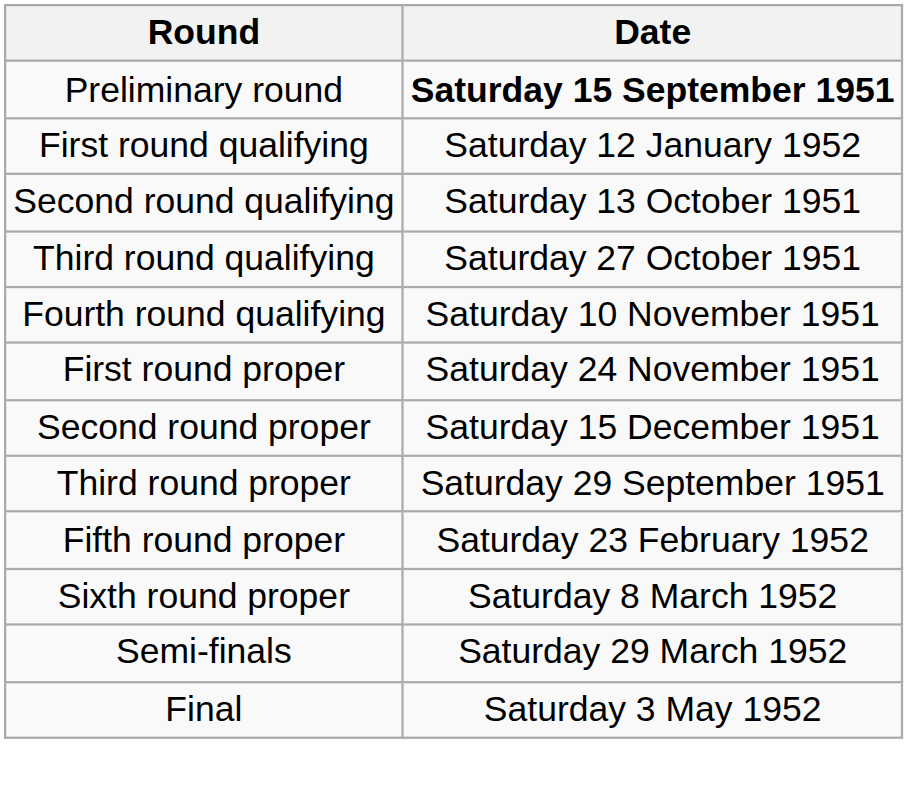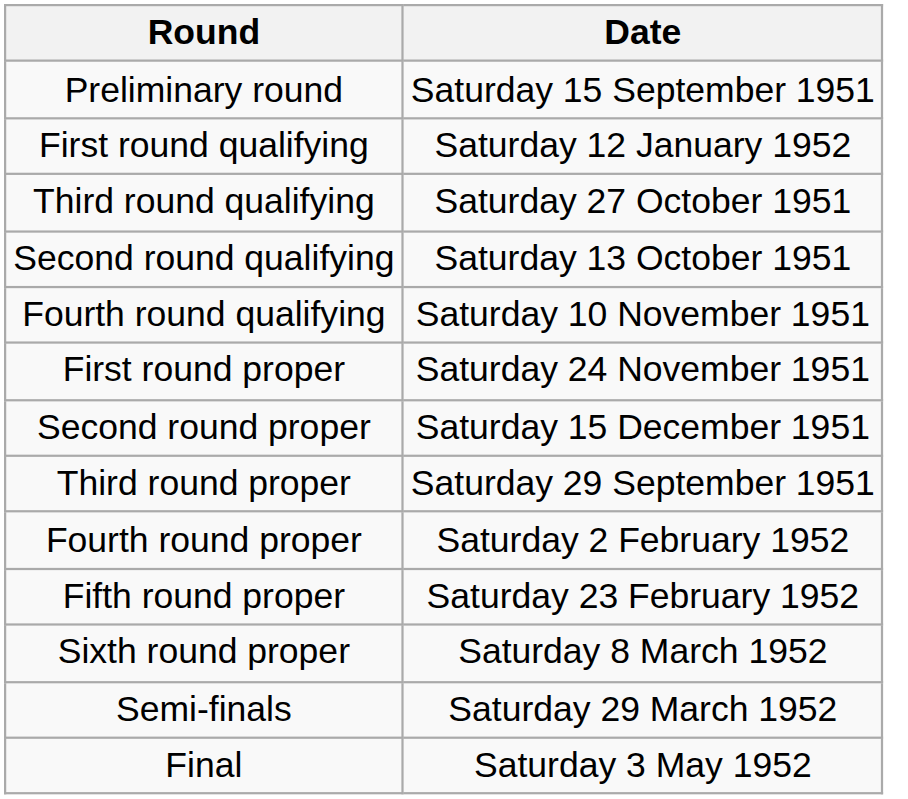(653, 88) bold -> (643, 88) normal
rows swapped: (204, 201) <-> (204, 257)
+ row: (204, 539)
